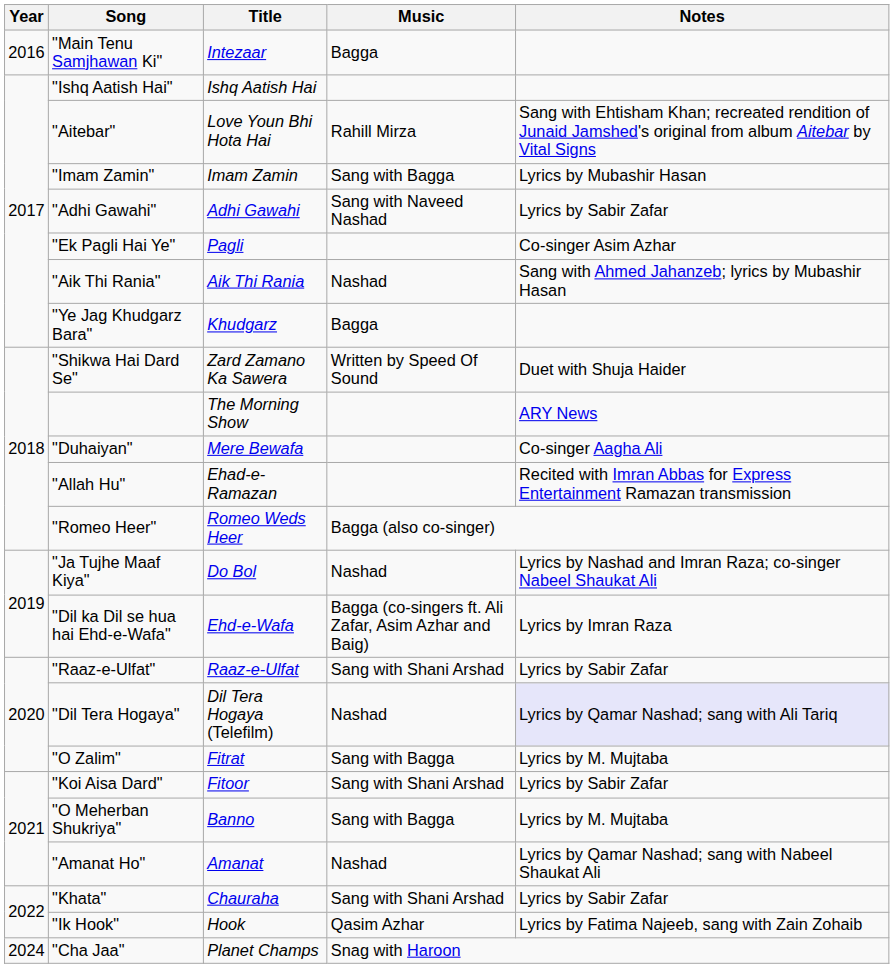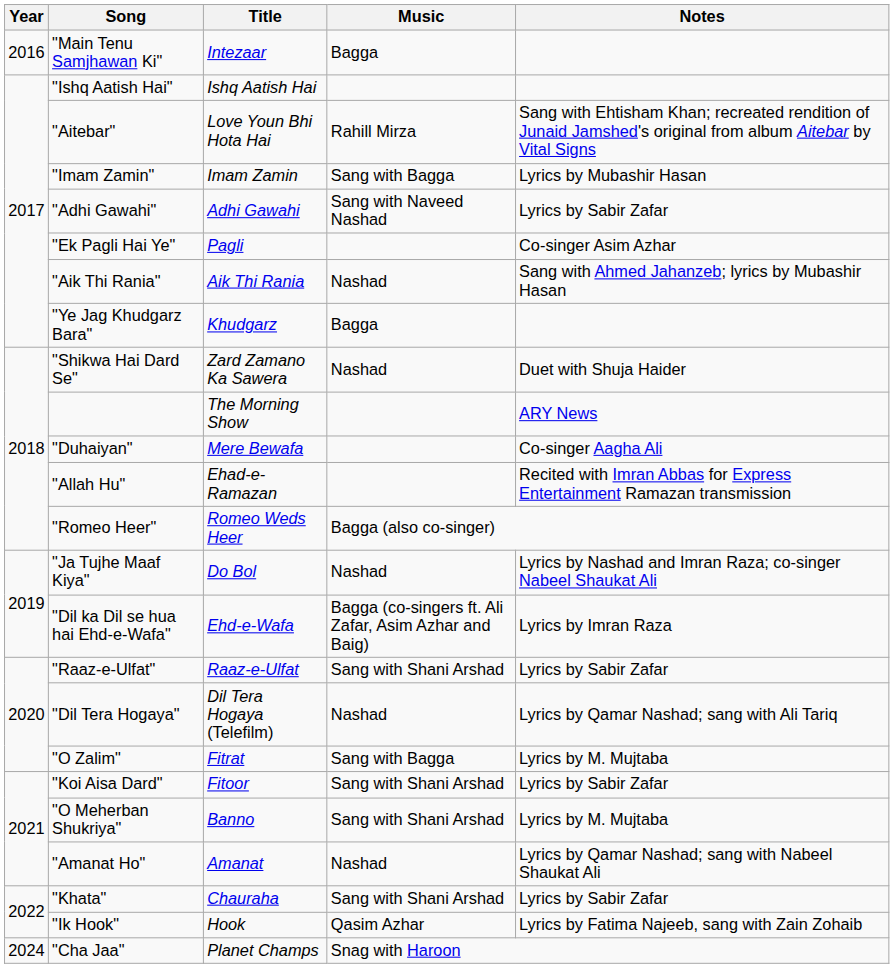(404, 369) Written by Speed Of Sound -> (359, 369) Nashad
(678, 714) lavender background -> (678, 714) no background
(393, 819) Sang with Bagga -> (418, 819) Sang with Shani Arshad
